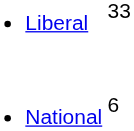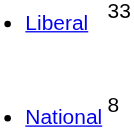(119, 106) 6 -> (119, 106) 8
